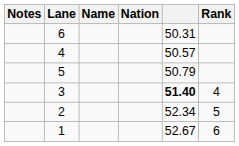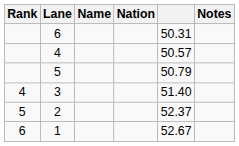columns swapped: (216, 14) <-> (24, 14)
(180, 92) bold -> (176, 92) normal
(180, 111) 52.34 -> (176, 111) 52.37
